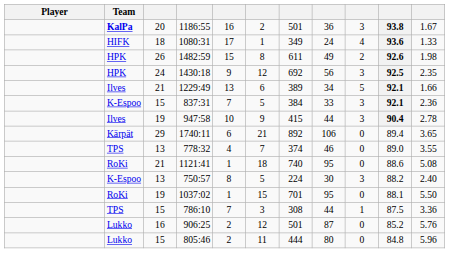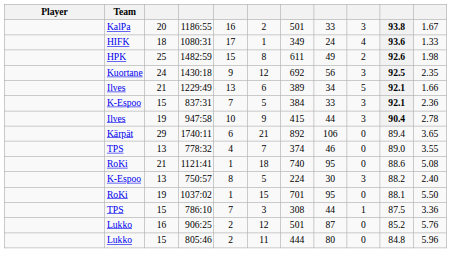(120, 27) bold -> (119, 27) normal
(329, 27) 36 -> (330, 27) 33
(160, 57) 26 -> (161, 57) 25
(117, 73) HPK -> (125, 73) Kuortane
